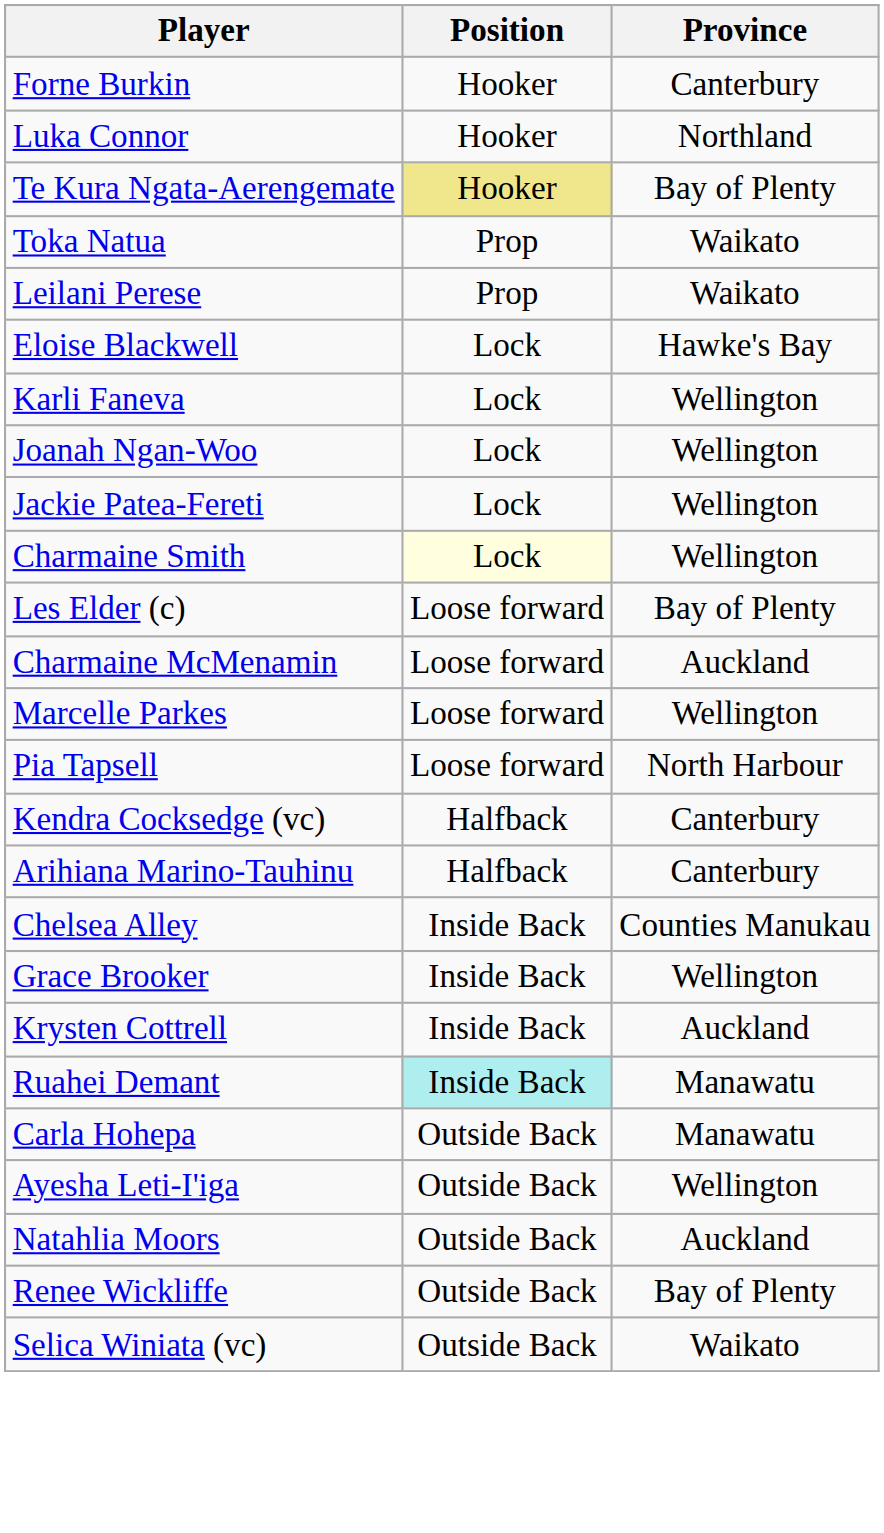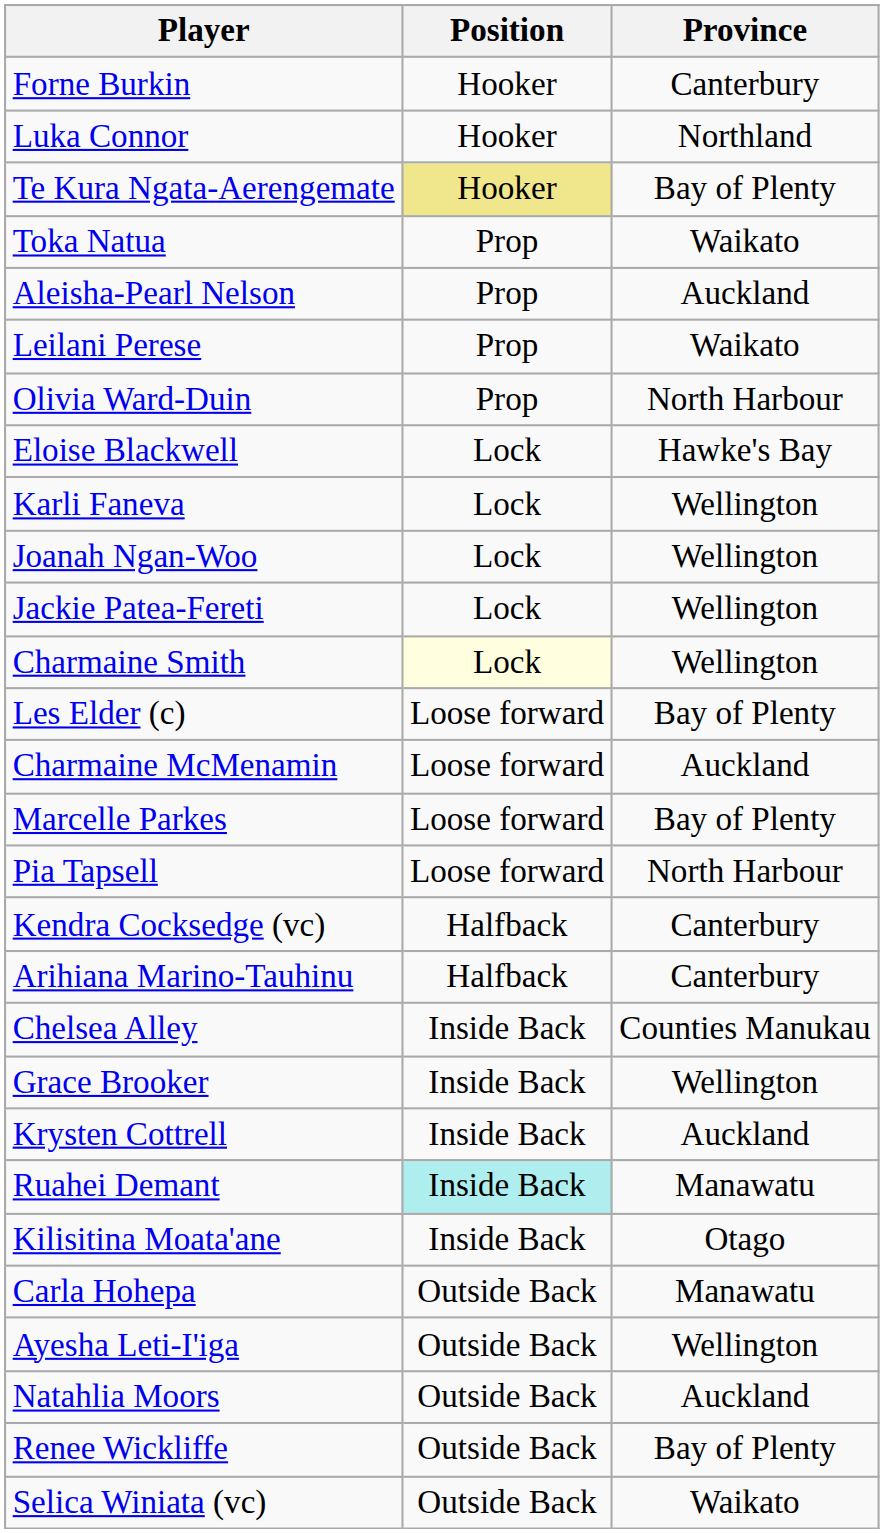+ row: (154, 293)
+ row: (132, 398)
(745, 713) Wellington -> (745, 818) Bay of Plenty
+ row: (147, 1238)
